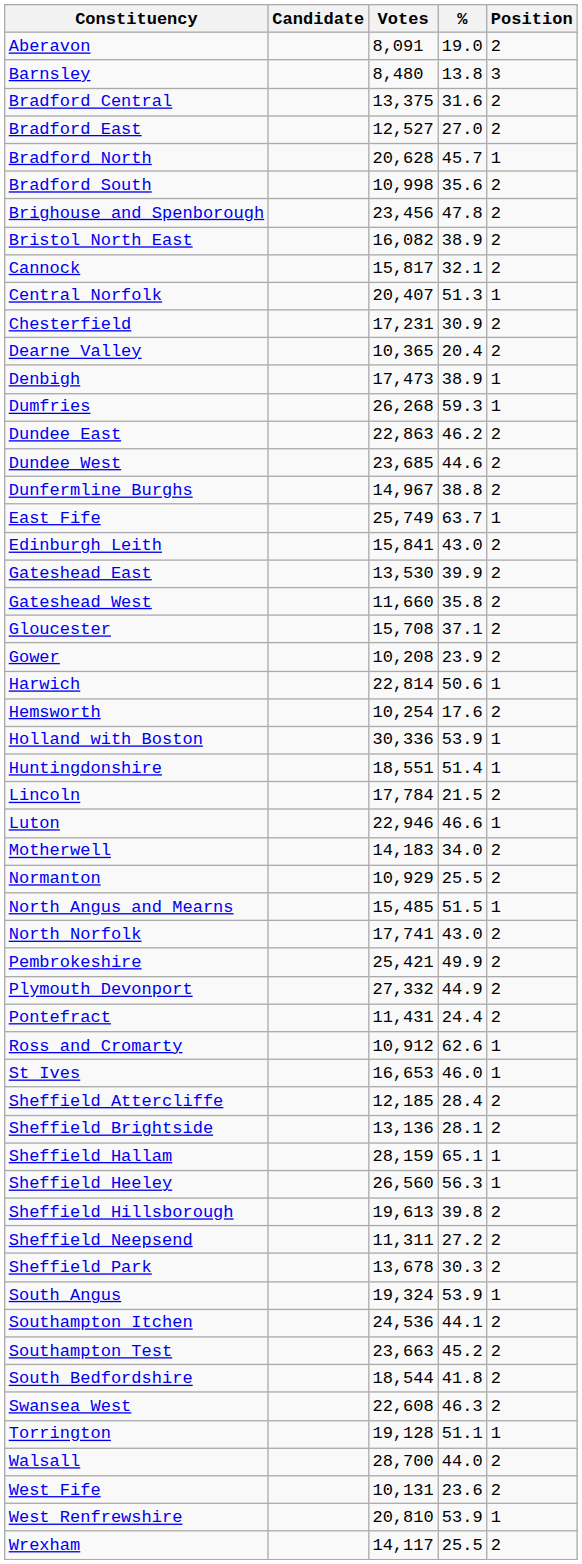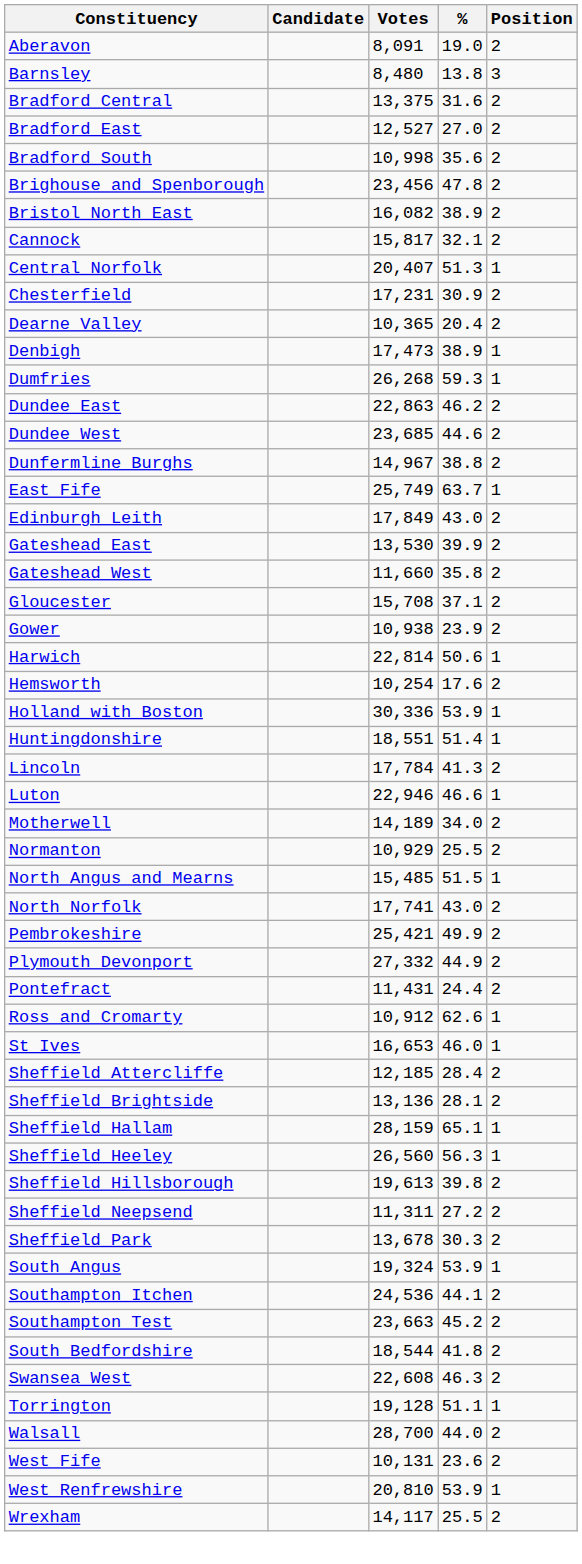- row: (80, 157)
(403, 546) 15,841 -> (403, 518) 17,849
(403, 657) 10,208 -> (403, 629) 10,938
(462, 796) 21.5 -> (462, 768) 41.3
(403, 851) 14,183 -> (403, 823) 14,189
